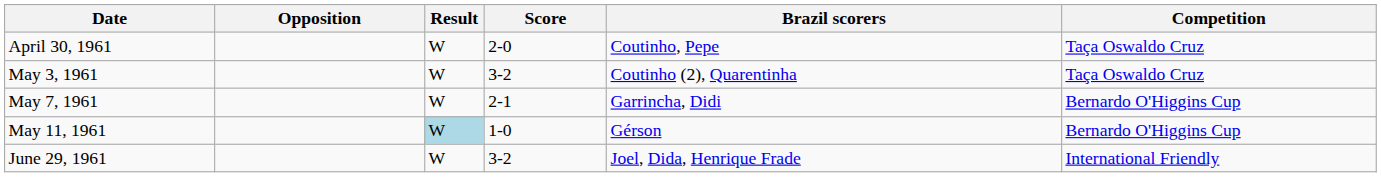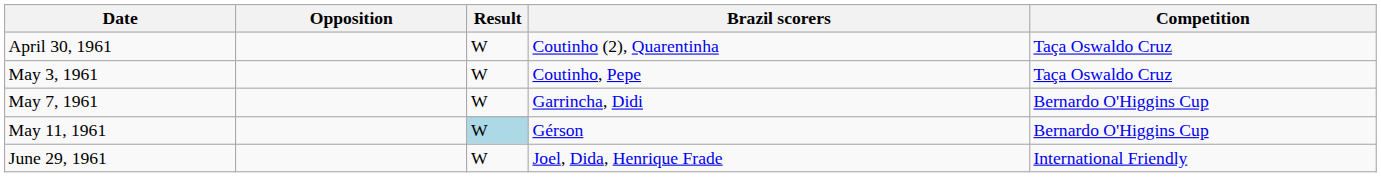- column: (545, 18)
(665, 46) Coutinho, Pepe -> (626, 46) Coutinho (2), Quarentinha
(704, 74) Coutinho (2), Quarentinha -> (587, 74) Coutinho, Pepe
